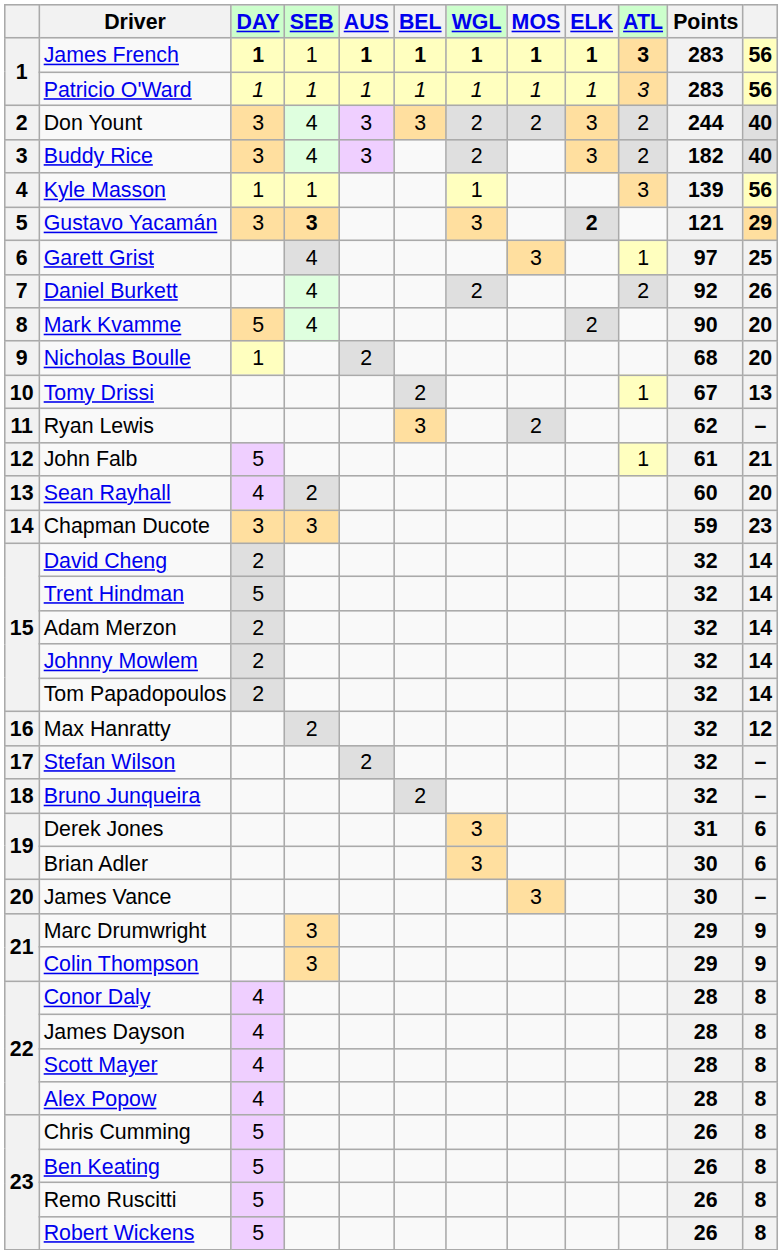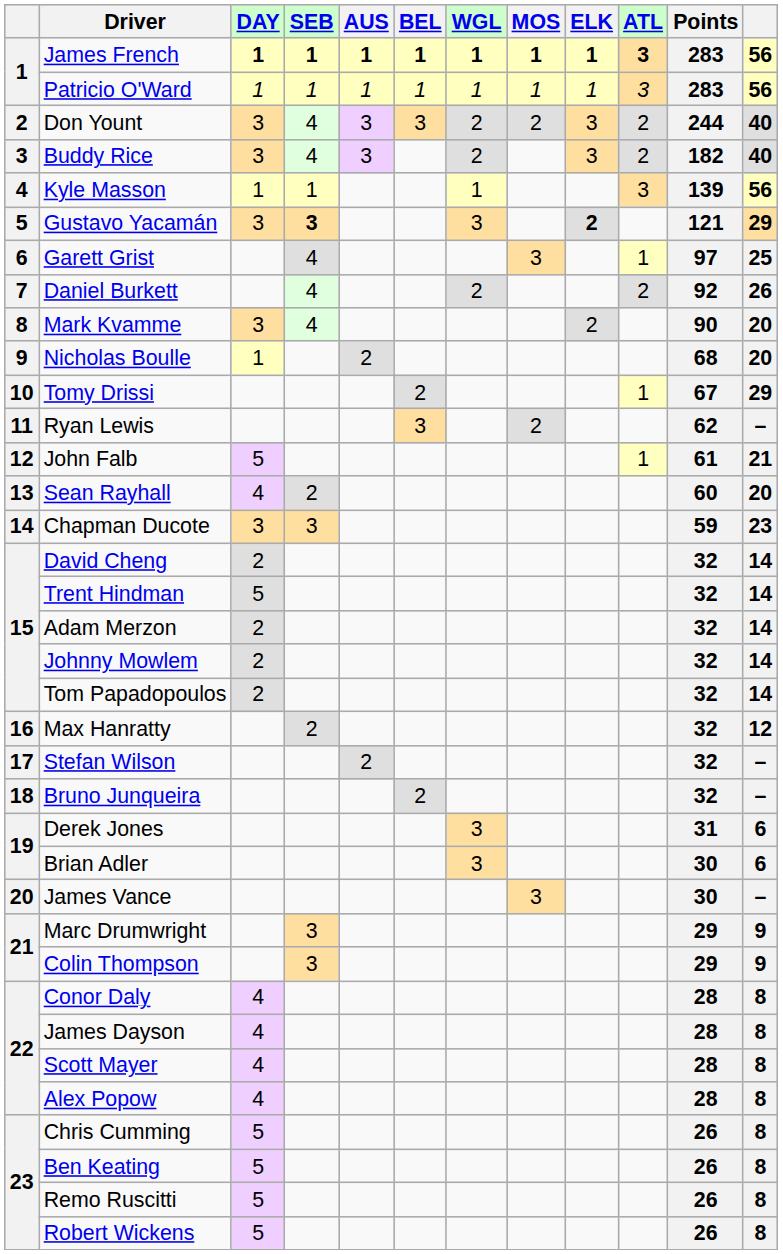(312, 55) normal -> (312, 55) bold
(258, 324) 5 -> (258, 324) 3
(760, 391) 13 -> (760, 391) 29
